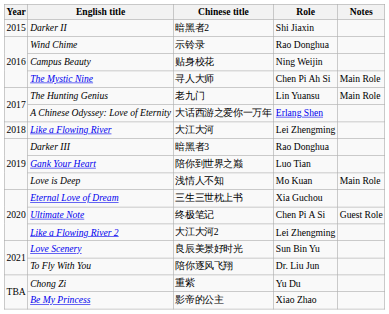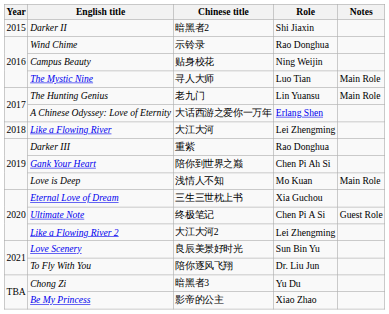(303, 79) Chen Pi Ah Si -> (293, 79) Luo Tian
(192, 147) 暗黑者3 -> (185, 147) 重紫
(293, 164) Luo Tian -> (303, 164) Chen Pi Ah Si
(185, 283) 重紫 -> (192, 283) 暗黑者3
